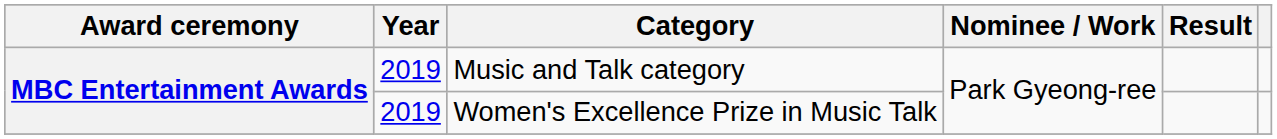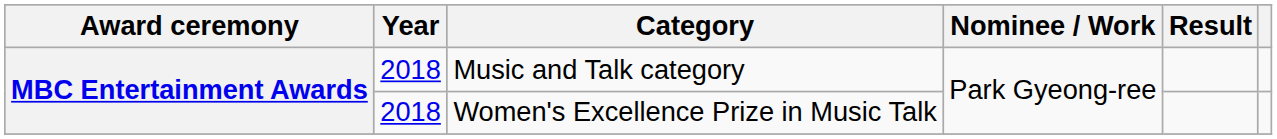(411, 69) 2019 -> (411, 69) 2018
(411, 112) 2019 -> (411, 112) 2018
